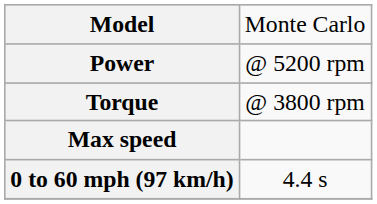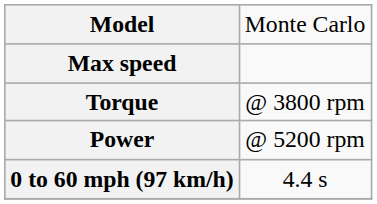rows swapped: (122, 62) <-> (122, 139)
